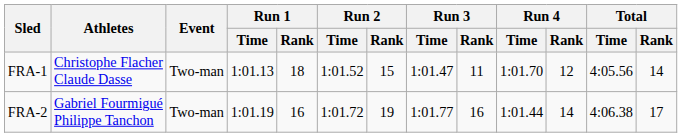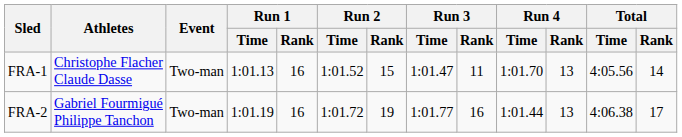(297, 72) 18 -> (297, 72) 16
(566, 72) 12 -> (566, 72) 13
(566, 112) 14 -> (566, 112) 13
